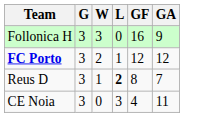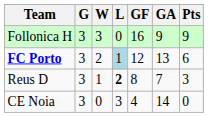+ column: (191, 15)
(119, 58) no background -> (119, 58) lightblue background
(162, 58) 12 -> (162, 58) 13
(162, 101) 11 -> (162, 101) 14
